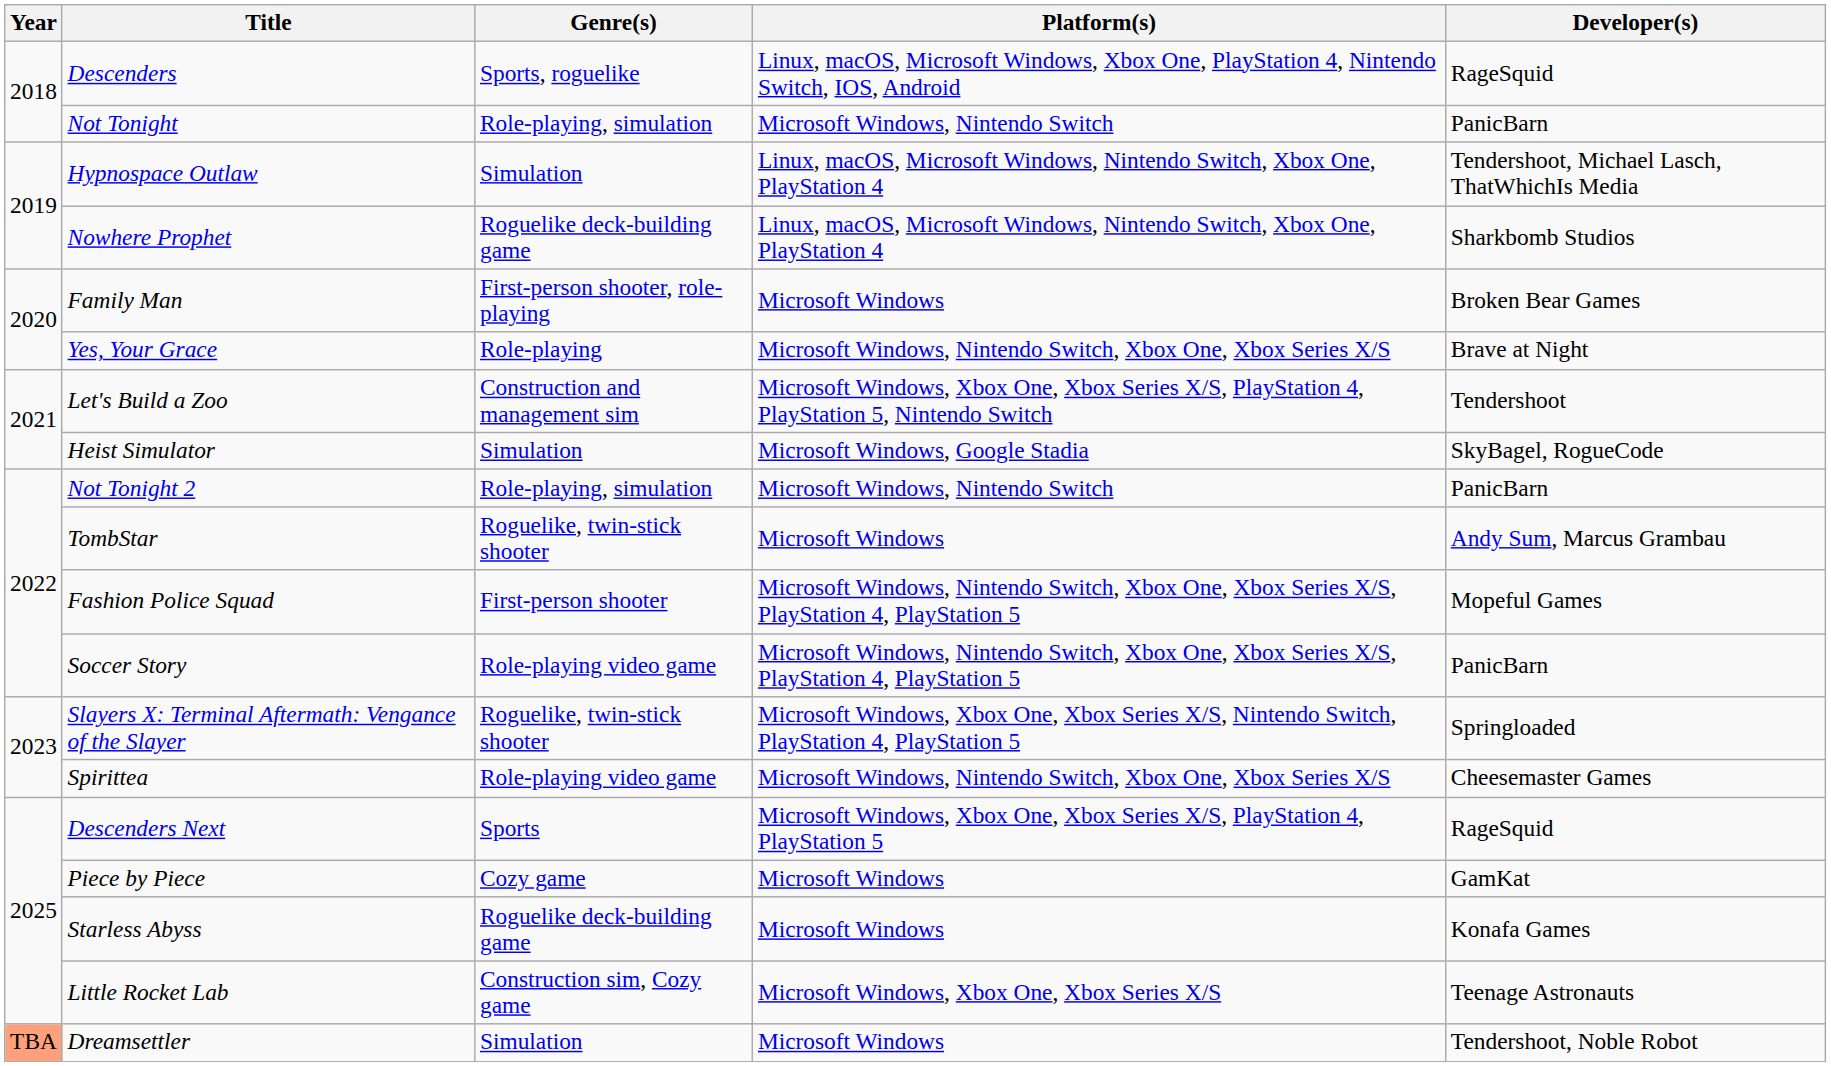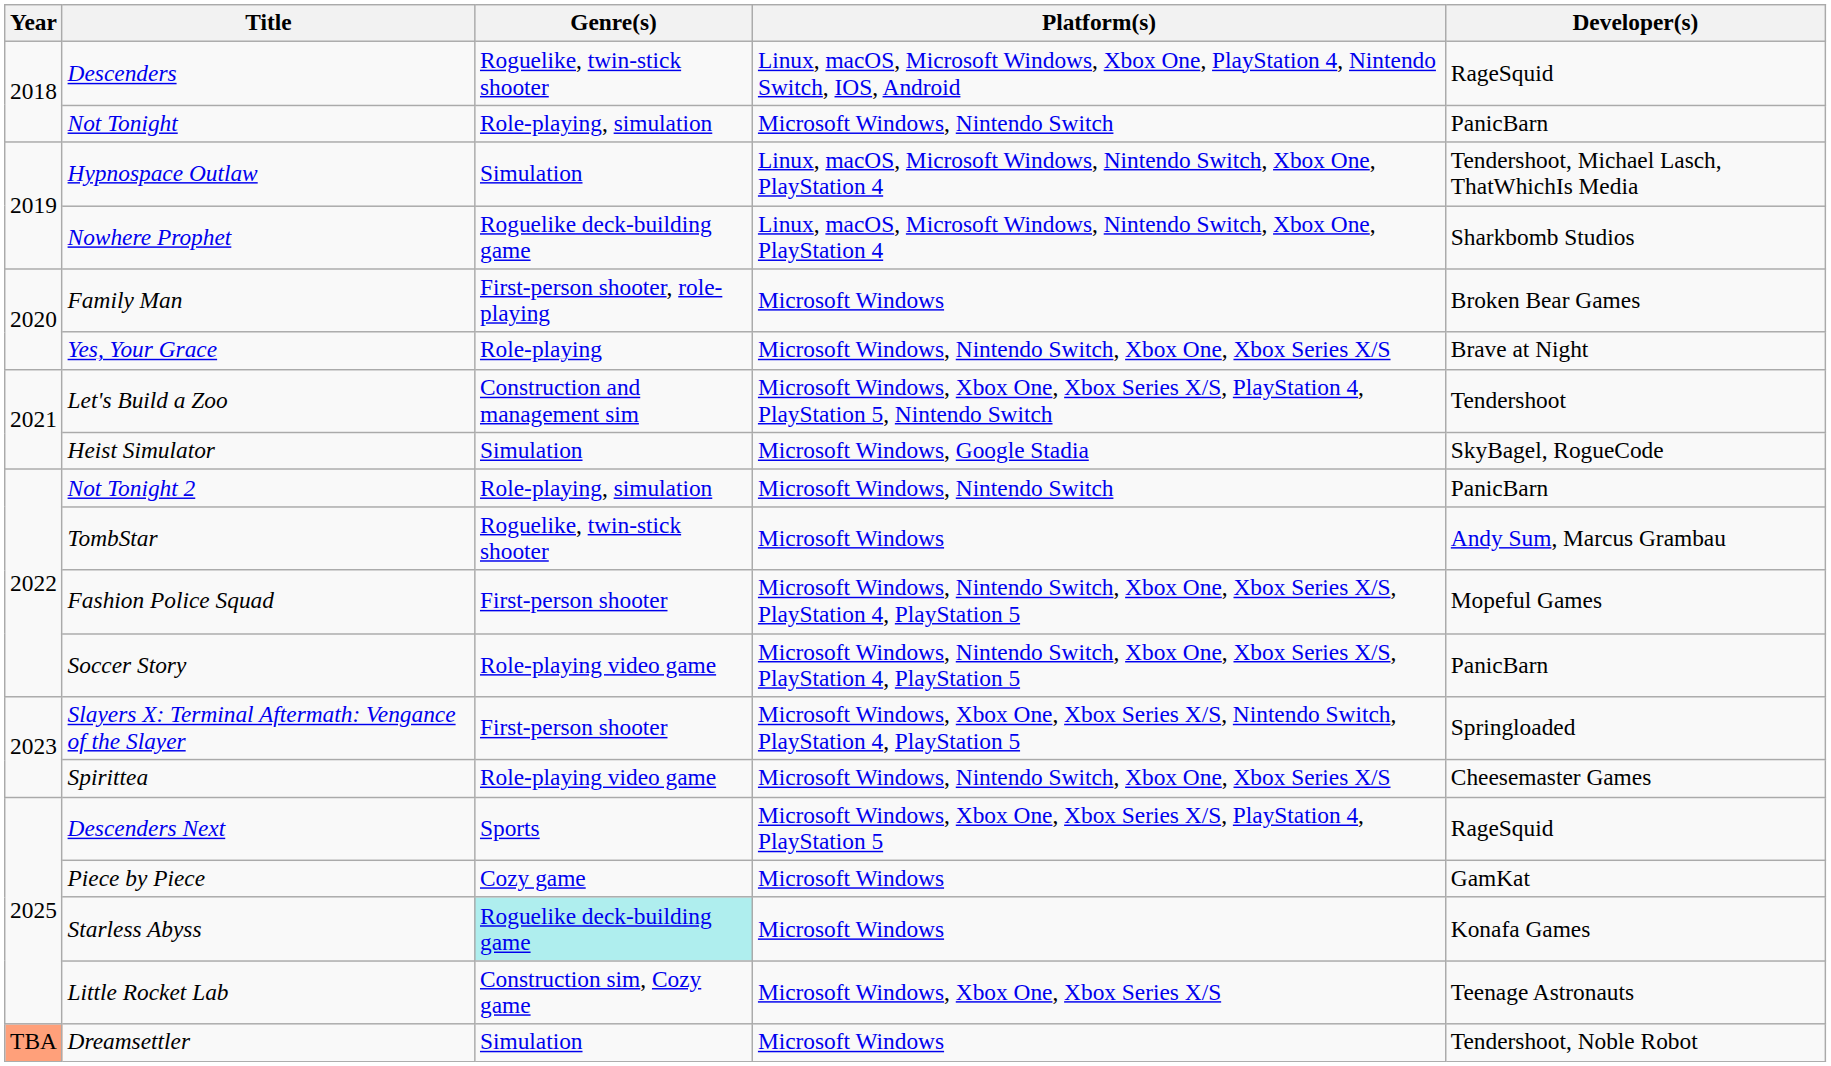(560, 73) Sports, roguelike -> (581, 73) Roguelike, twin-stick shooter
(581, 728) Roguelike, twin-stick shooter -> (574, 728) First-person shooter
(596, 928) no background -> (596, 928) paleturquoise background
